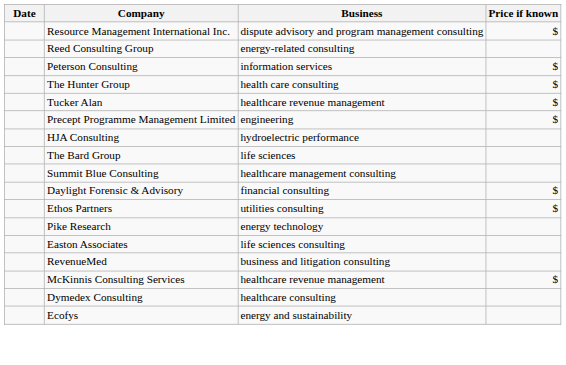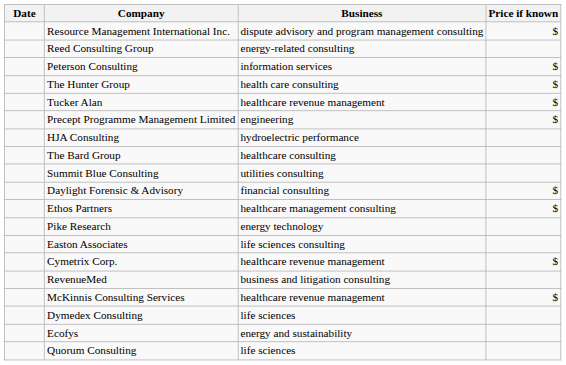(268, 155) life sciences -> (288, 155) healthcare consulting
(318, 173) healthcare management consulting -> (282, 173) utilities consulting
(282, 208) utilities consulting -> (318, 208) healthcare management consulting
+ row: (82, 262)
(288, 297) healthcare consulting -> (268, 315) life sciences
+ row: (92, 350)
